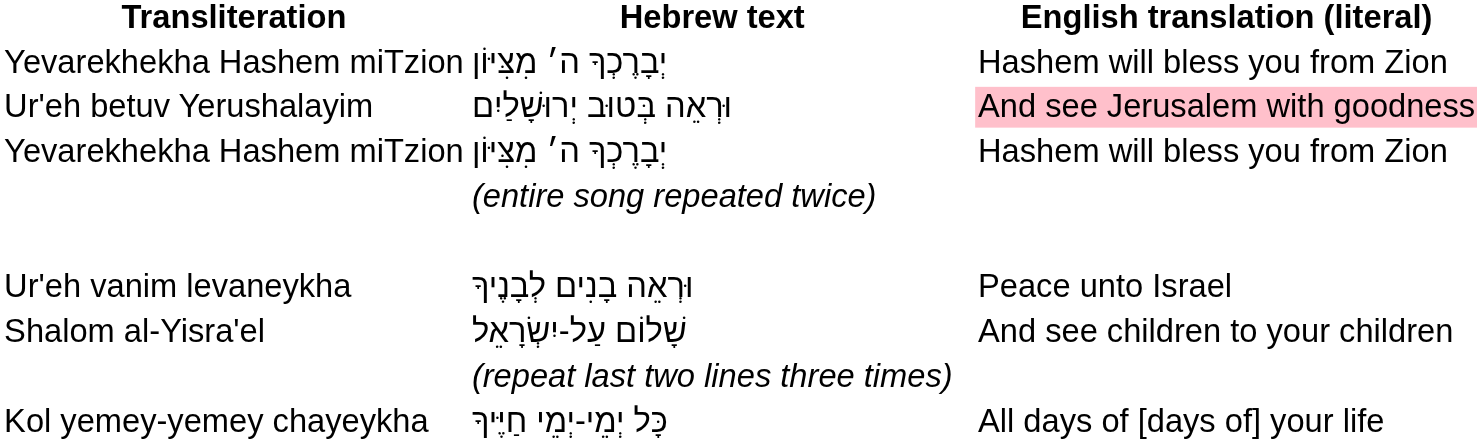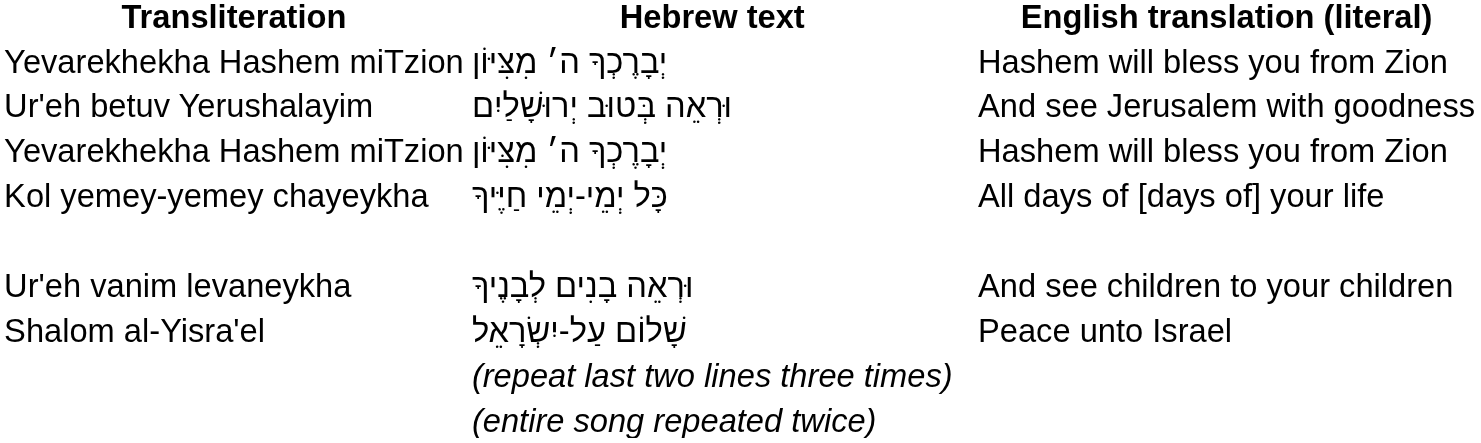(1227, 106) pink background -> (1227, 106) no background
rows swapped: (216, 420) <-> (234, 197)
(1105, 286) Peace unto Israel -> (1216, 286) And see children to your children
(1216, 331) And see children to your children -> (1105, 331) Peace unto Israel
